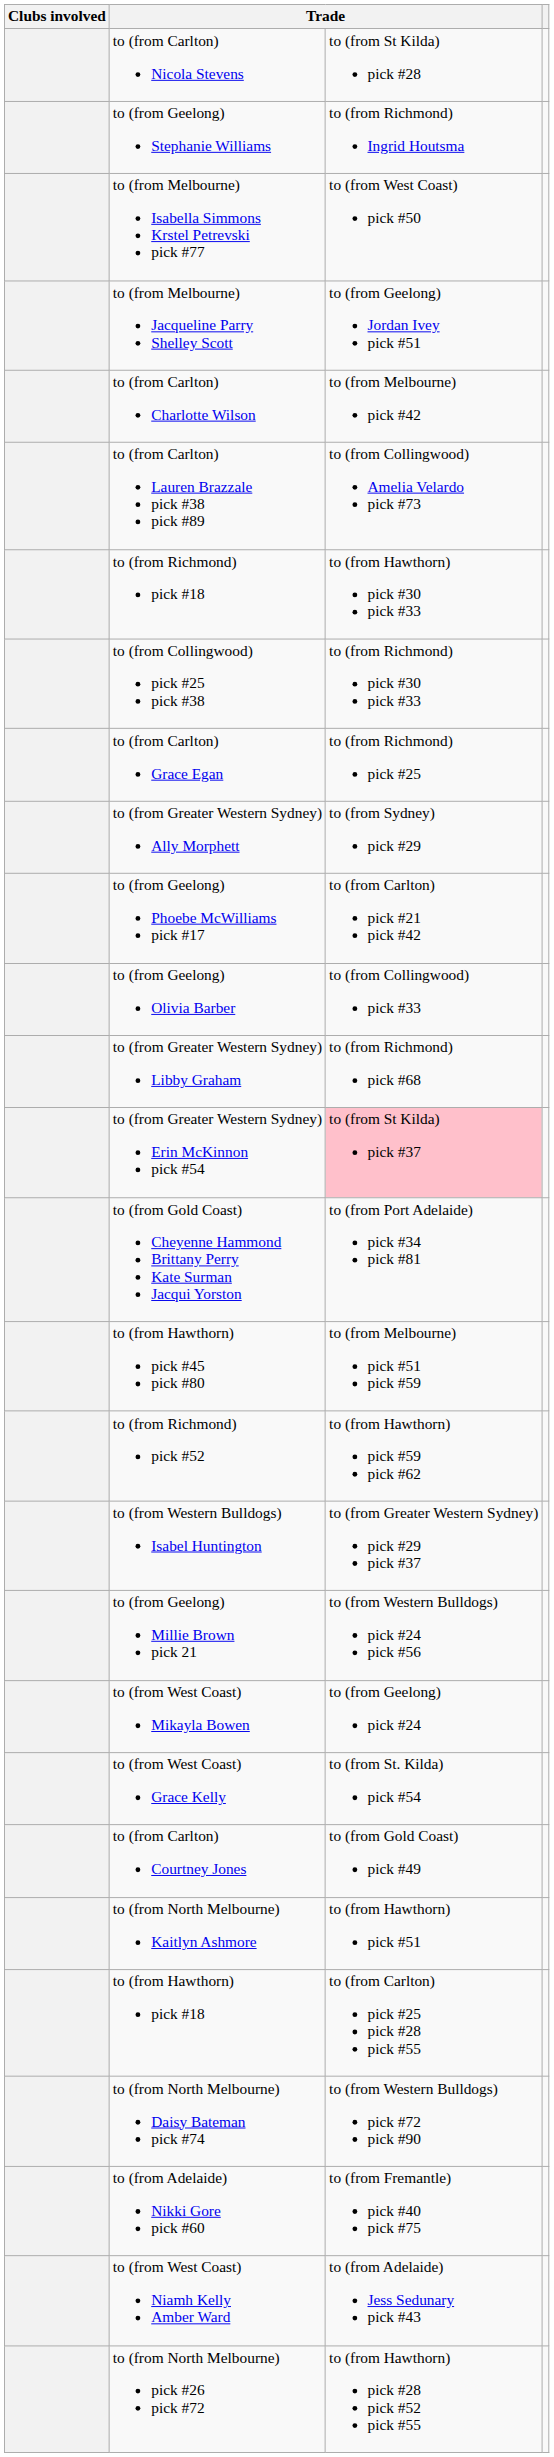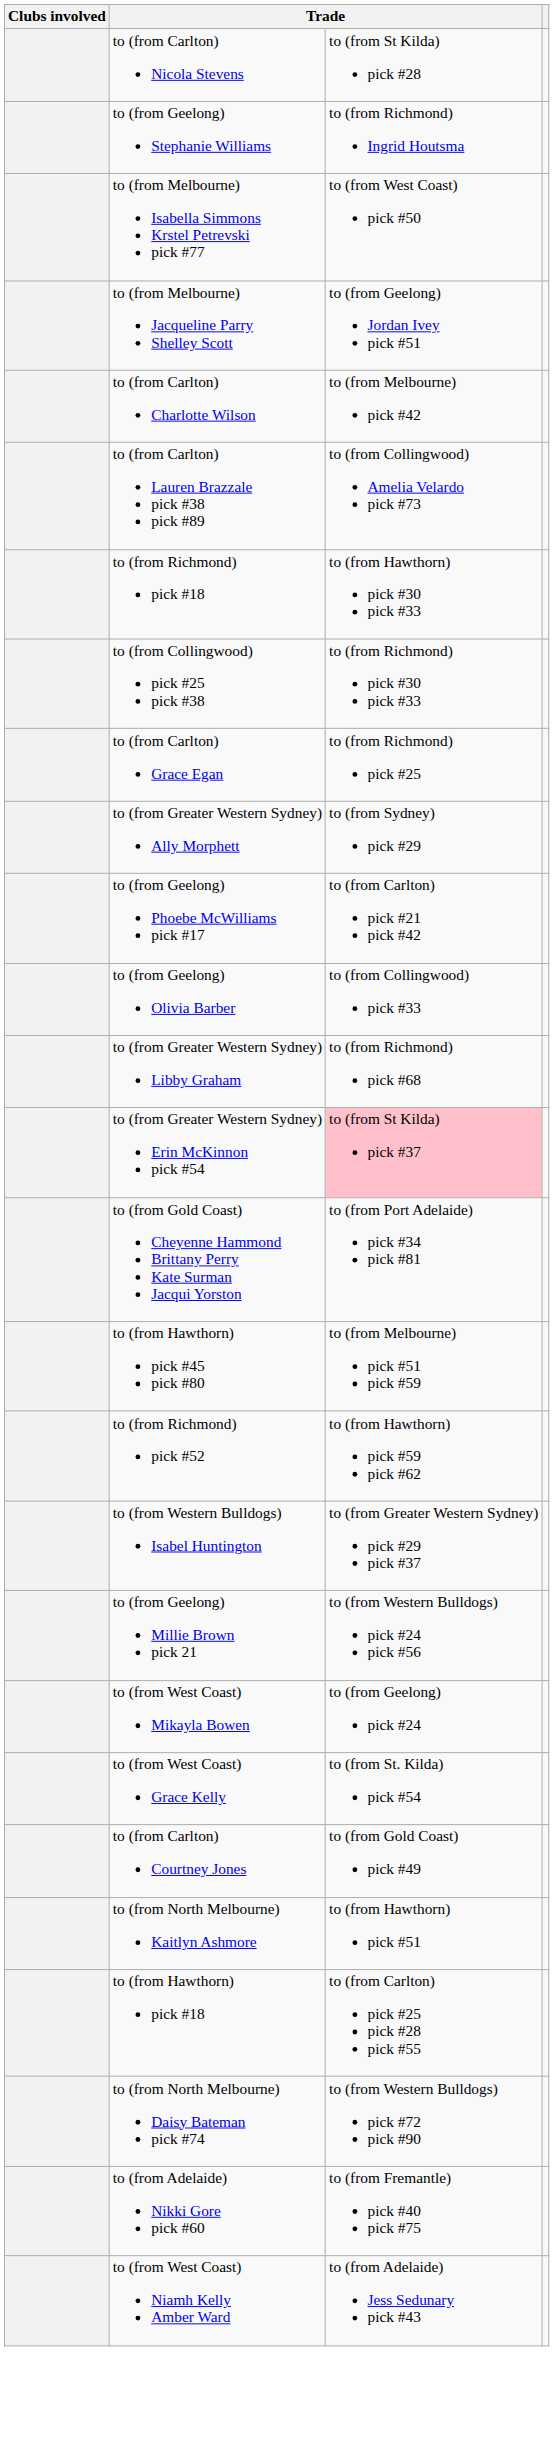- row: (217, 2383)
